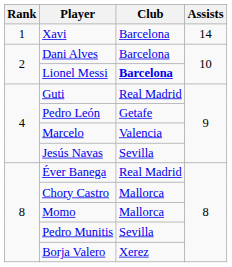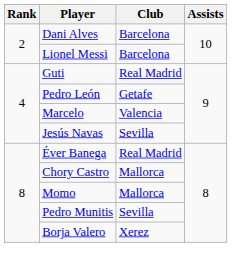- row: (54, 34)
(146, 73) bold -> (144, 53) normal
